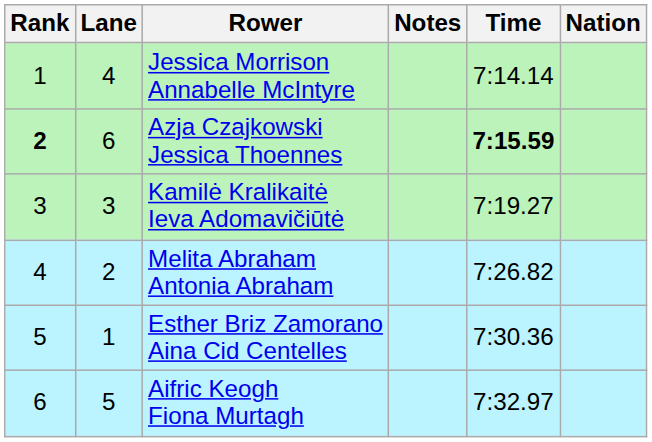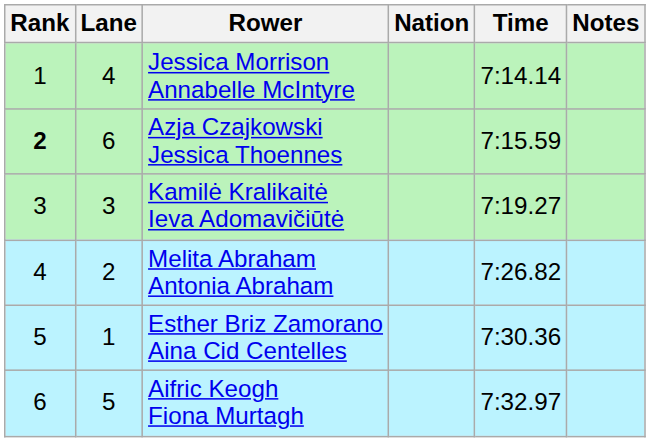columns swapped: (603, 23) <-> (428, 23)
(513, 141) bold -> (521, 141) normal
